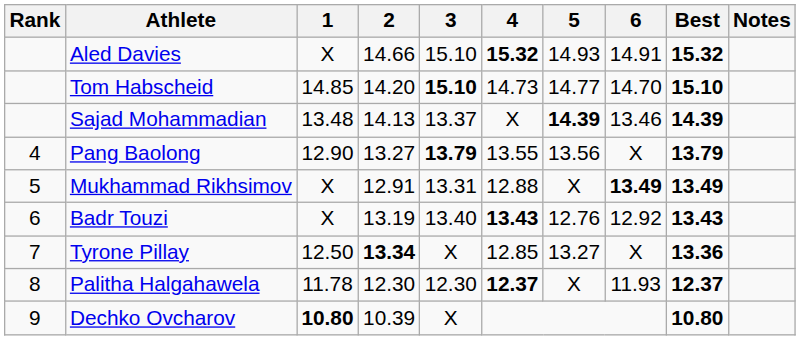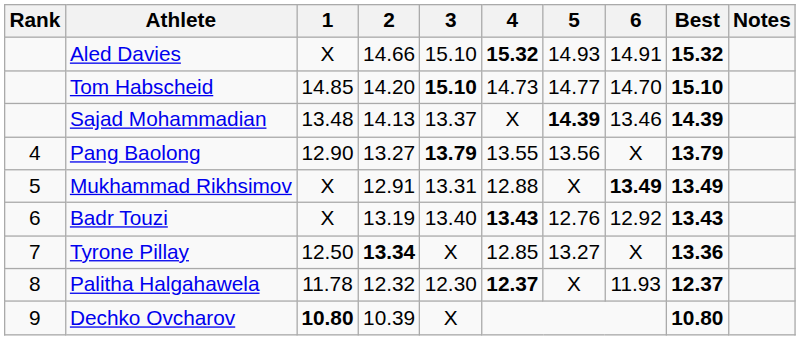(389, 284) 12.30 -> (389, 284) 12.32
